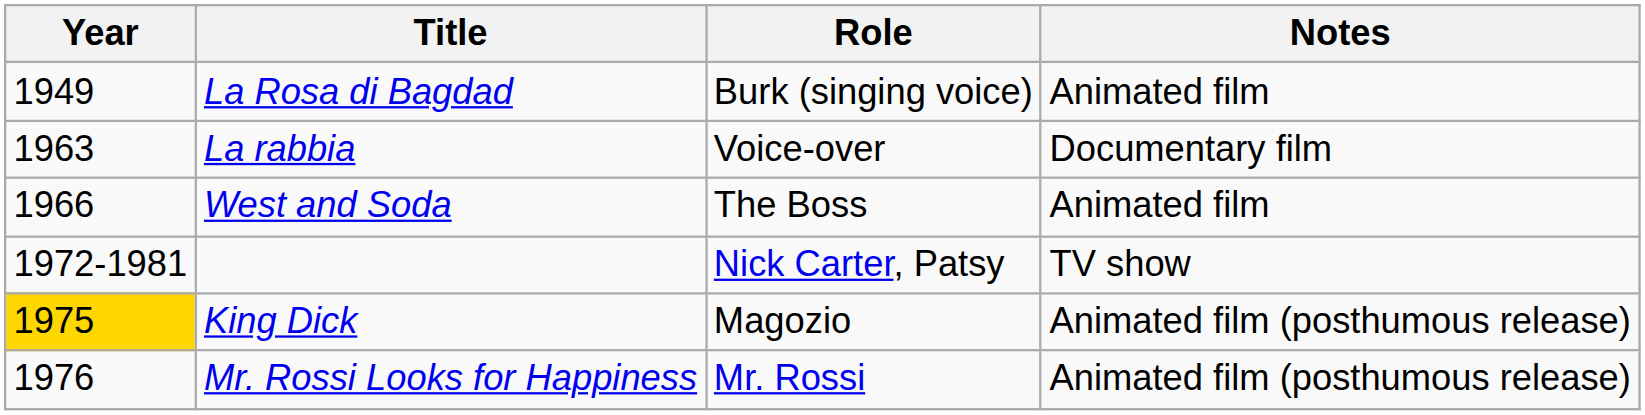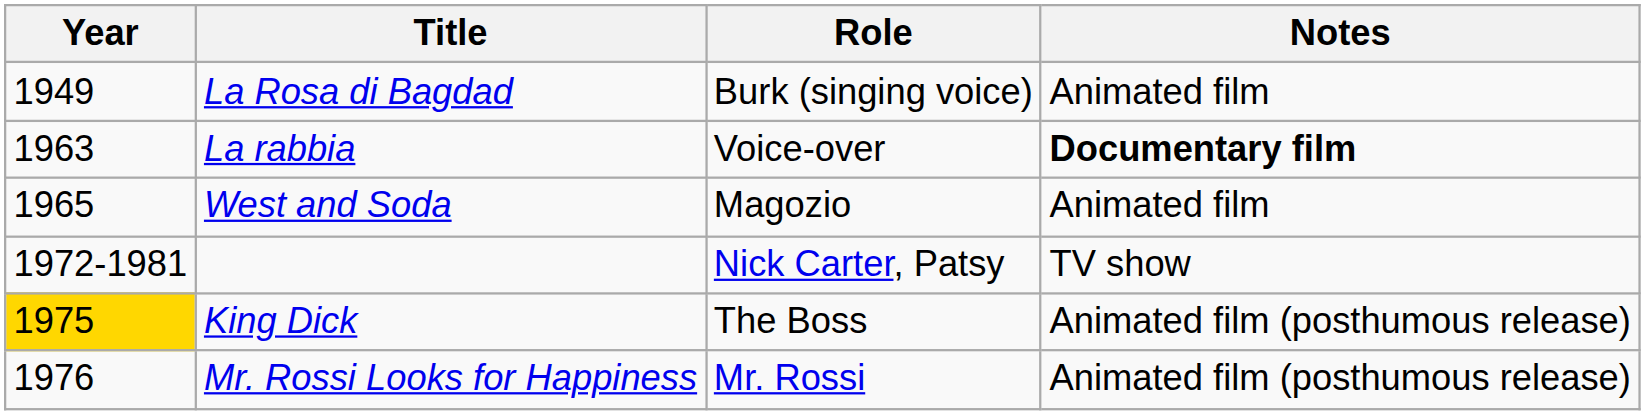(1191, 148) normal -> (1203, 148) bold
(54, 206) 1966 -> (54, 206) 1965
(791, 206) The Boss -> (783, 206) Magozio
(783, 321) Magozio -> (791, 321) The Boss
